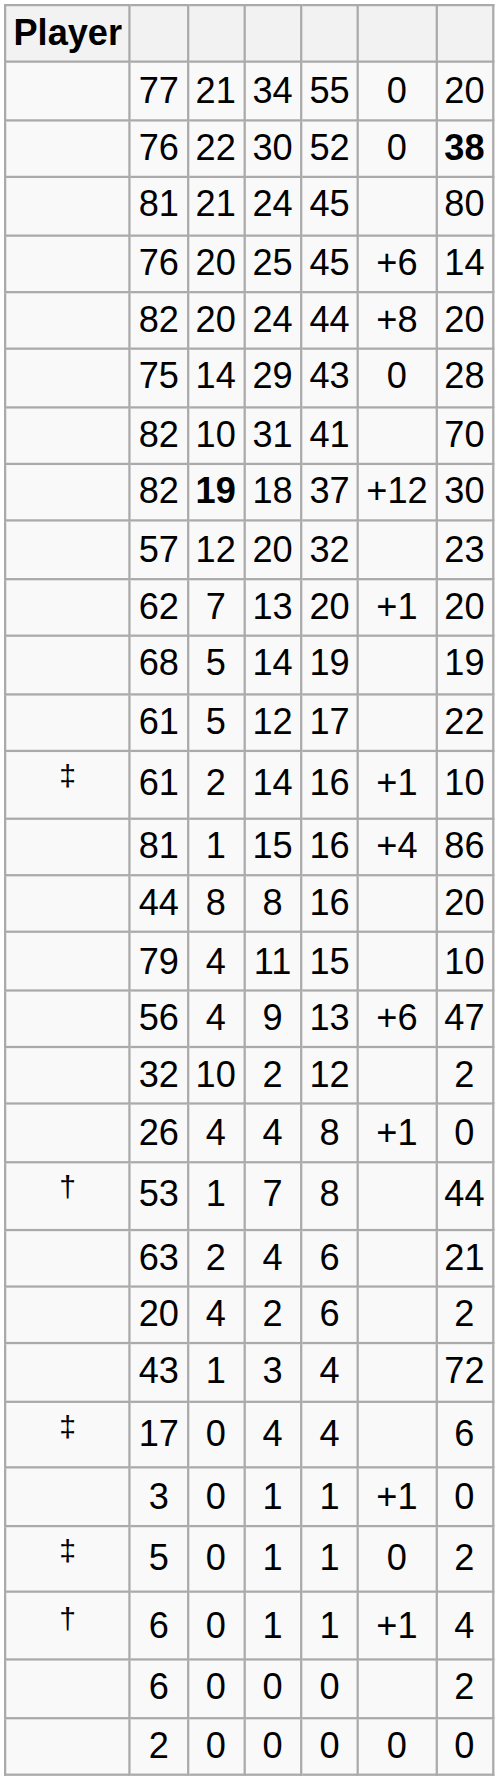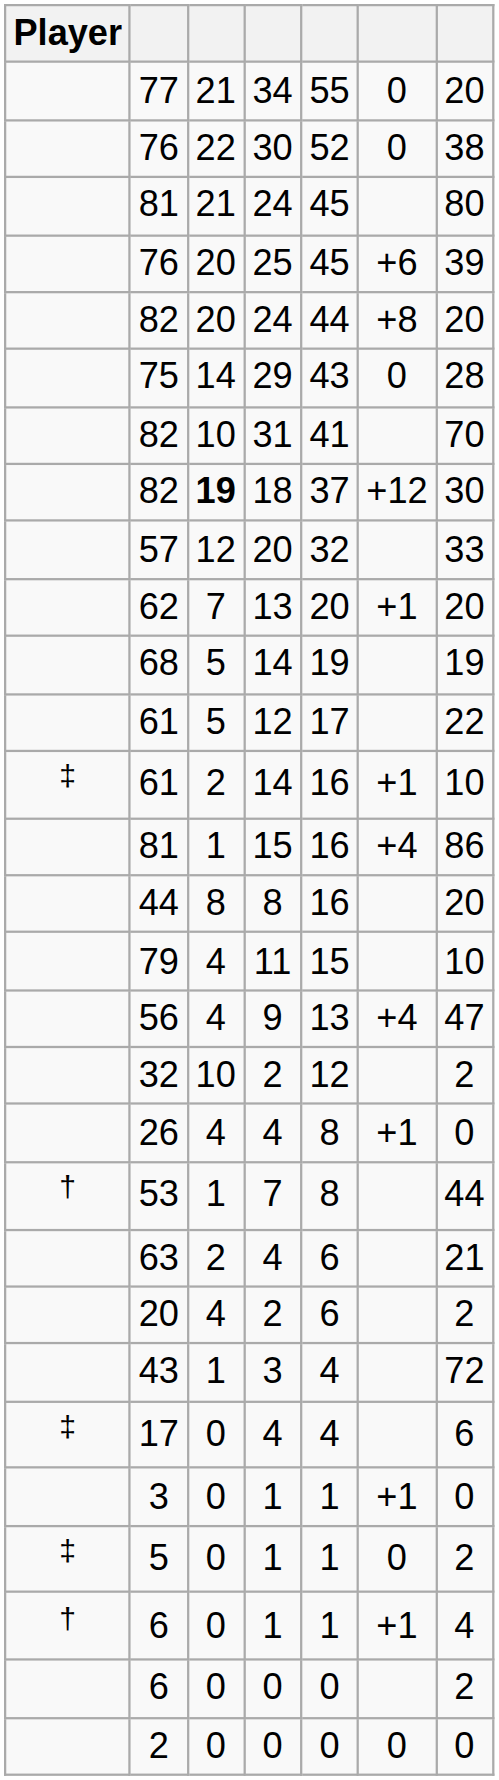(464, 147) bold -> (464, 147) normal
(464, 262) 14 -> (464, 262) 39
(464, 549) 23 -> (464, 549) 33
(397, 1017) +6 -> (397, 1017) +4
